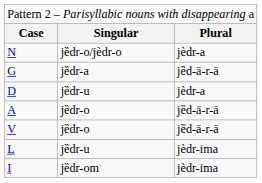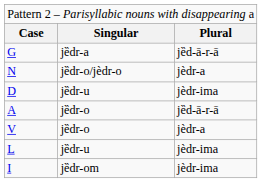rows swapped: (12, 52) <-> (12, 71)
(191, 91) jèdr-a -> (198, 91) jèdr-ima
(198, 129) jȅd-ā-r-ā -> (191, 129) jèdr-a
